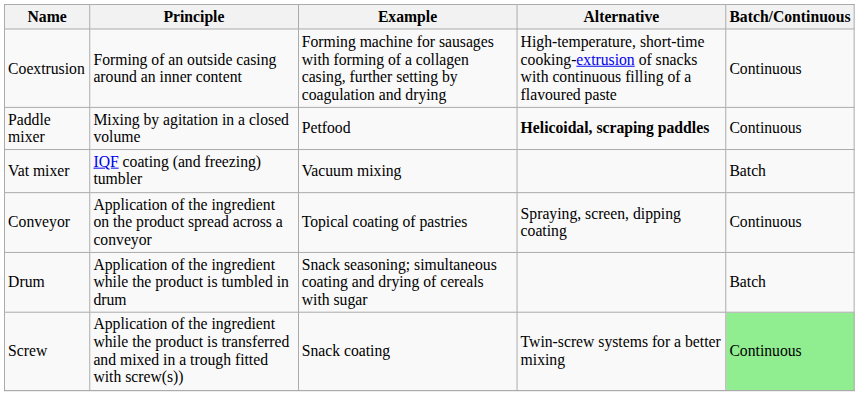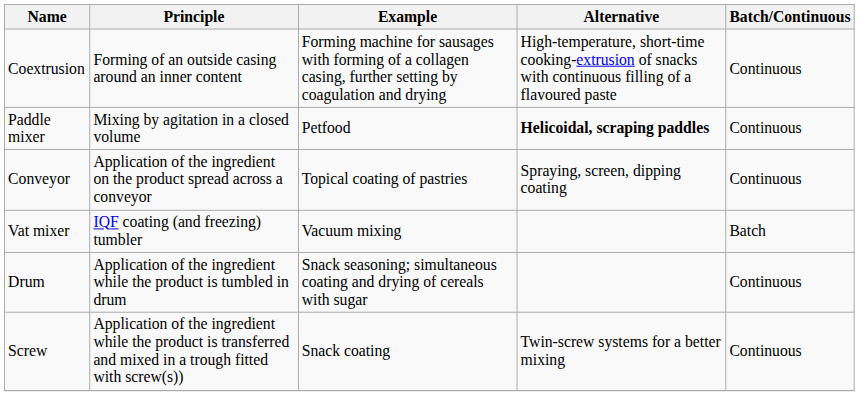rows swapped: (39, 170) <-> (39, 222)
(748, 282) Batch -> (766, 282) Continuous
(766, 351) lightgreen background -> (766, 351) no background
